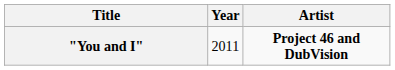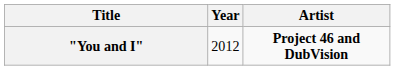(225, 45) 2011 -> (225, 45) 2012
